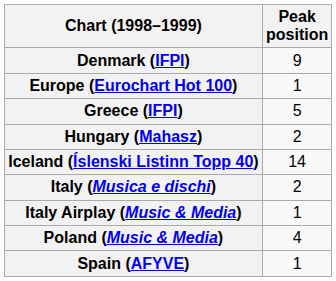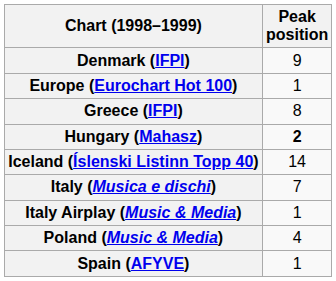(297, 111) 5 -> (297, 111) 8
(297, 136) normal -> (297, 136) bold
(297, 187) 2 -> (297, 187) 7
